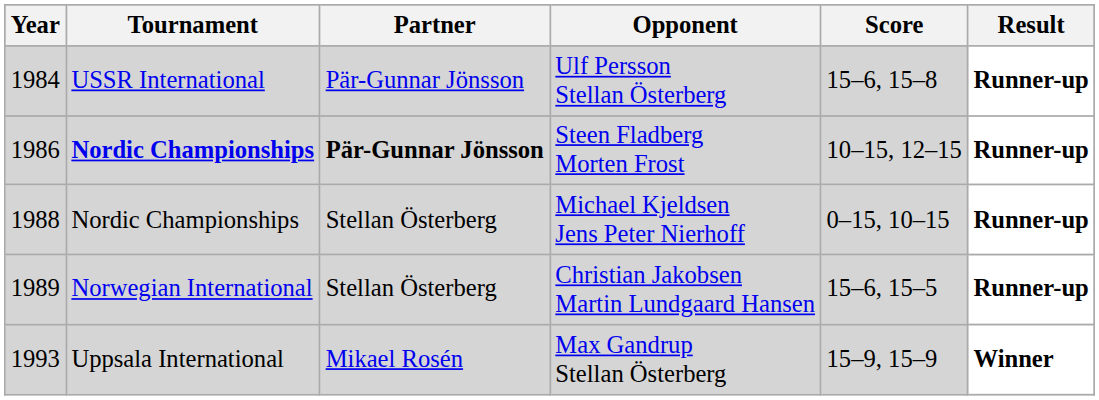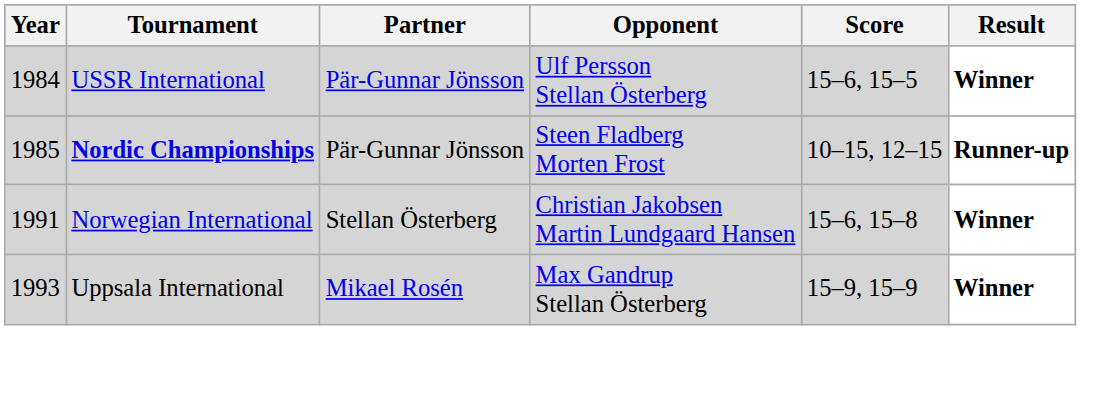(882, 80) 15–6, 15–8 -> (862, 80) 15–6, 15–5
(1031, 80) Runner-up -> (994, 80) Winner
(35, 150) 1986 -> (35, 150) 1985
(435, 150) bold -> (425, 150) normal
- row: (650, 219)
(35, 289) 1989 -> (35, 219) 1991
(882, 289) 15–6, 15–5 -> (862, 219) 15–6, 15–8
(1031, 289) Runner-up -> (994, 219) Winner
